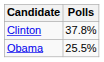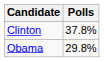(81, 48) 25.5% -> (81, 48) 29.8%
